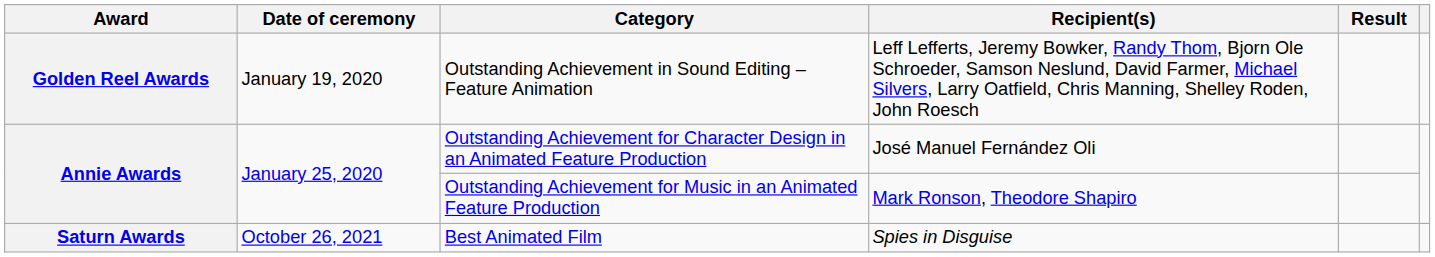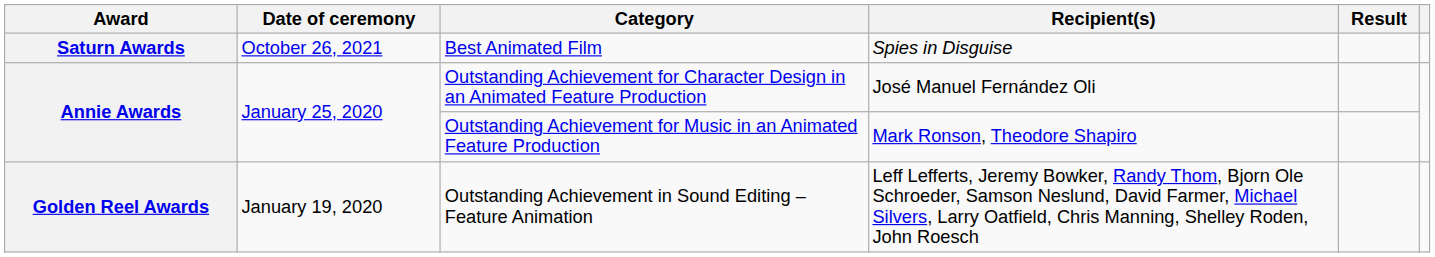rows swapped: (625, 78) <-> (523, 237)
